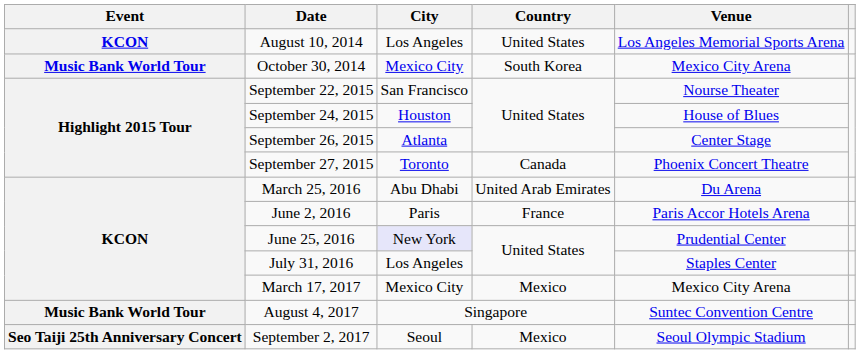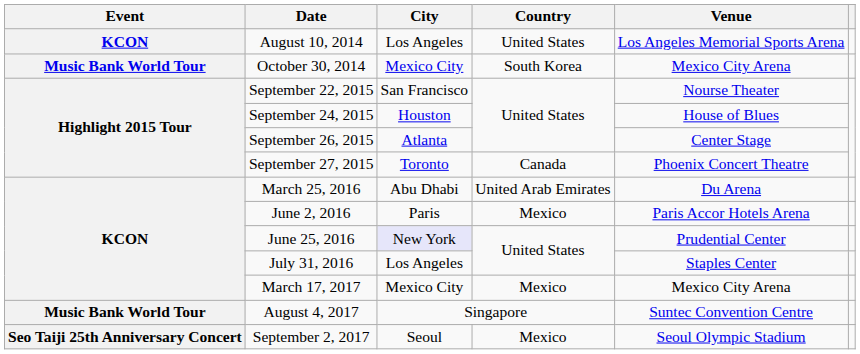(543, 213) France -> (543, 213) Mexico
